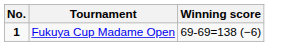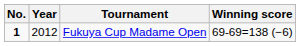+ column: (44, 14)
